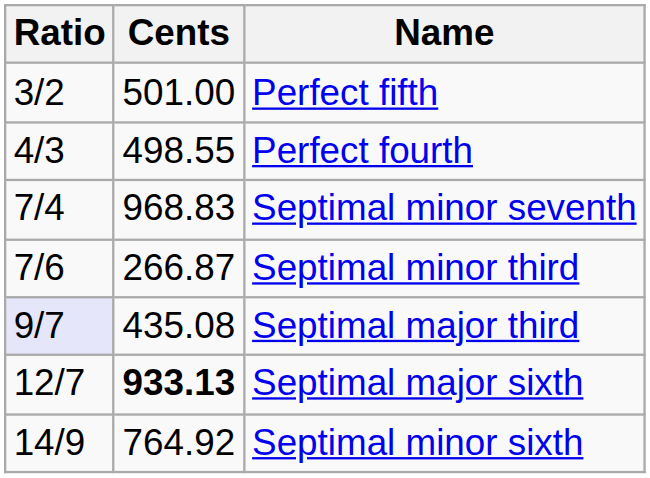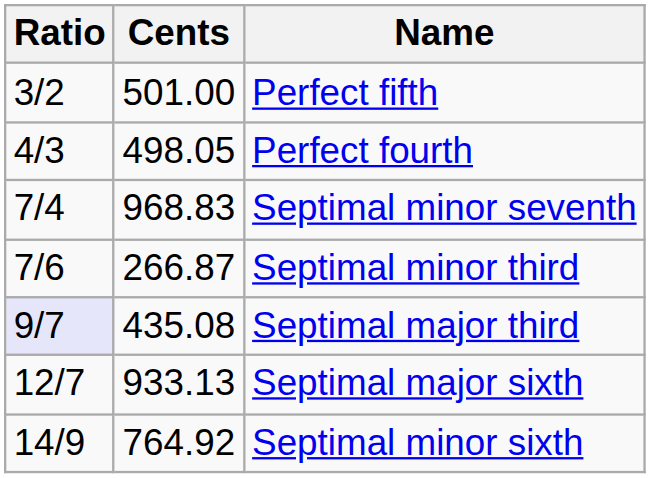(179, 150) 498.55 -> (179, 150) 498.05
(179, 383) bold -> (179, 383) normal
